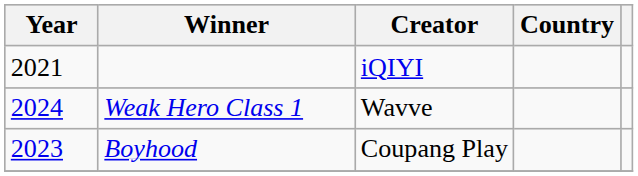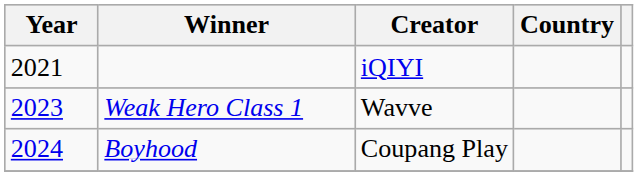(37, 107) 2024 -> (37, 107) 2023
(37, 149) 2023 -> (37, 149) 2024
